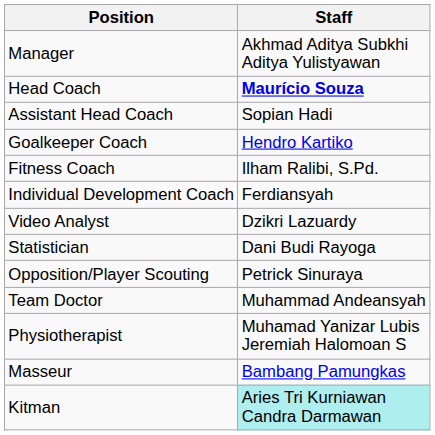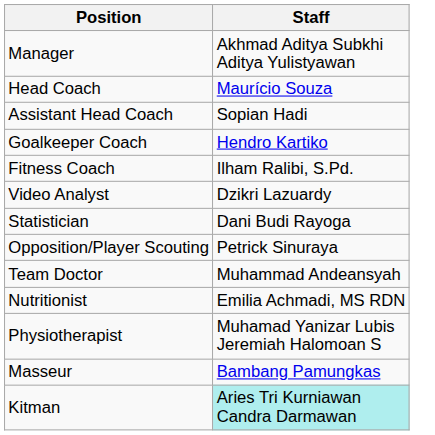(303, 89) bold -> (275, 89) normal
- row: (121, 194)
+ row: (48, 300)
